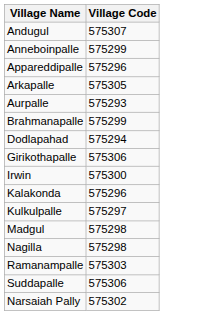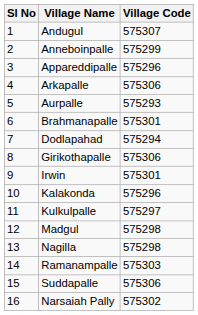+ column: (21, 13)
(108, 85) 575305 -> (142, 85) 575306
(108, 121) 575299 -> (142, 121) 575301
(108, 175) 575300 -> (142, 175) 575301
